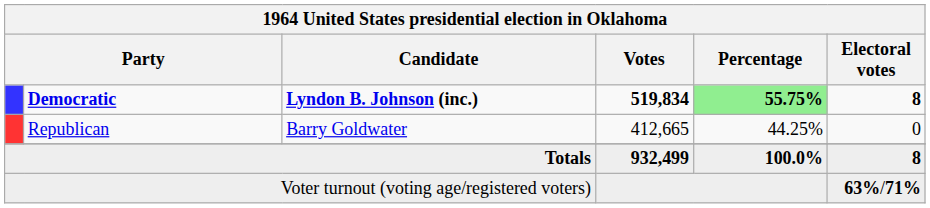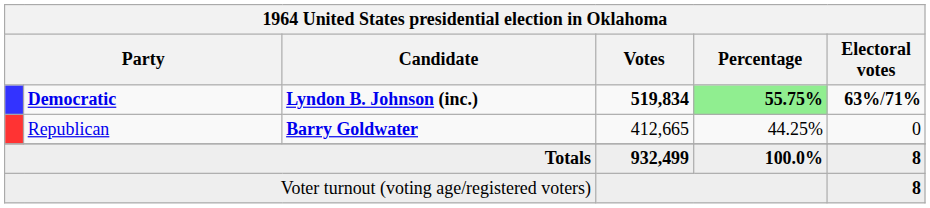(916, 99) 8 -> (883, 99) 63%/71%
(347, 129) normal -> (352, 129) bold
(883, 188) 63%/71% -> (916, 188) 8
